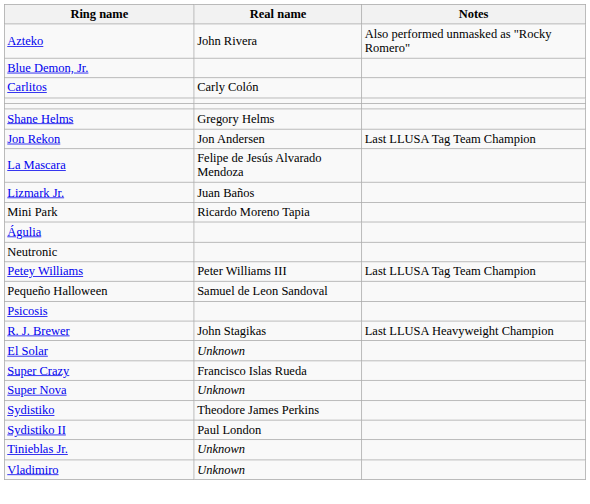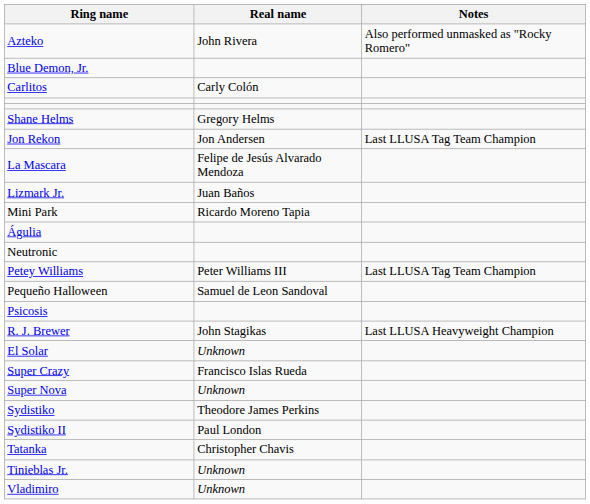+ row: (27, 449)
